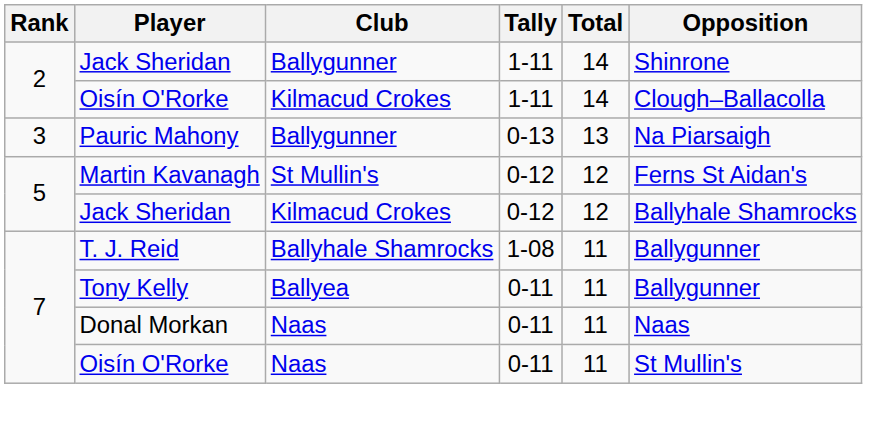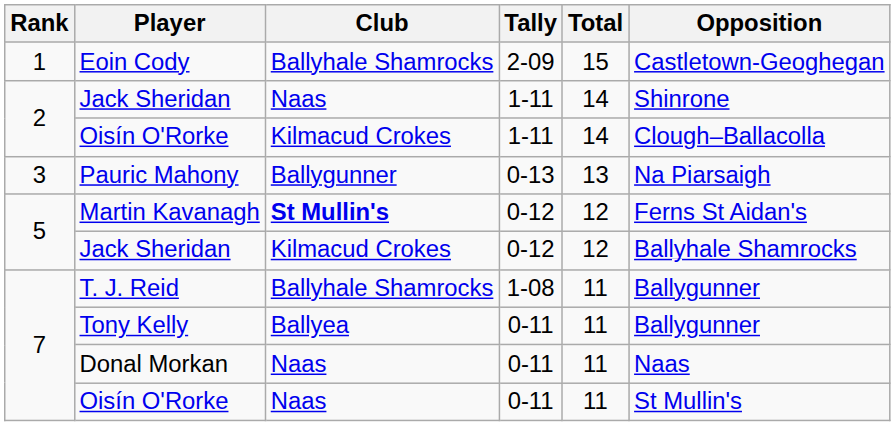+ row: (135, 61)
(334, 61) Ballygunner -> (299, 99) Naas
(325, 174) normal -> (330, 212) bold
